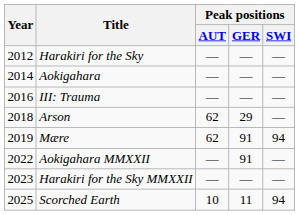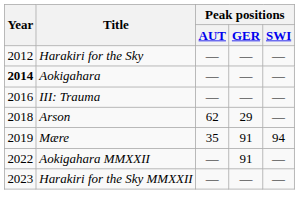(20, 76) normal -> (20, 76) bold
(212, 138) 62 -> (212, 138) 35
- row: (80, 199)
